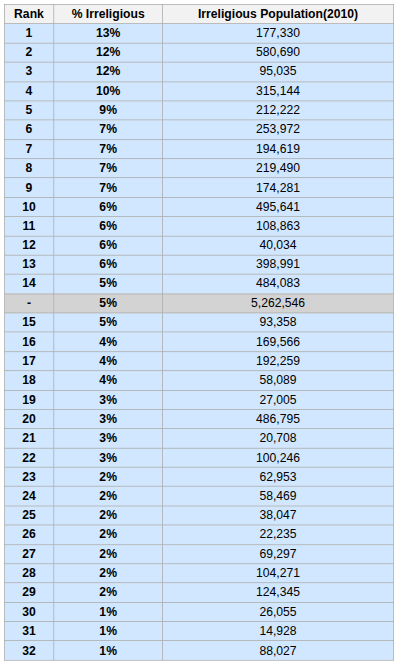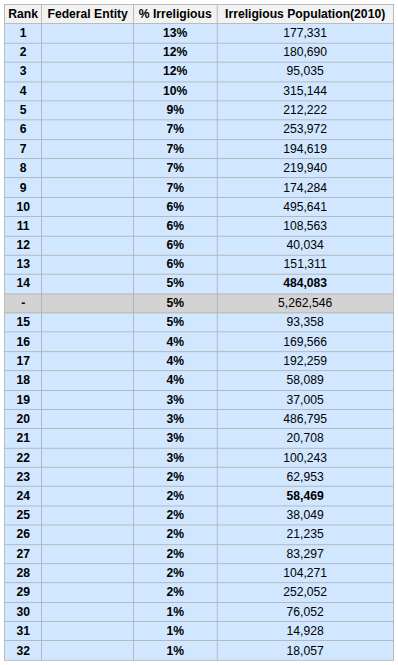+ column: (88, 14)
(278, 33) 177,330 -> (305, 33) 177,331
(278, 52) 580,690 -> (305, 52) 180,690
(278, 168) 219,490 -> (305, 168) 219,940
(278, 187) 174,281 -> (305, 187) 174,284
(278, 226) 108,863 -> (305, 226) 108,563
(278, 264) 398,991 -> (305, 264) 151,311
(278, 284) normal -> (305, 284) bold
(278, 399) 27,005 -> (305, 399) 37,005
(278, 457) 100,246 -> (305, 457) 100,243
(278, 496) normal -> (305, 496) bold
(278, 515) 38,047 -> (305, 515) 38,049
(278, 534) 22,235 -> (305, 534) 21,235
(278, 554) 69,297 -> (305, 554) 83,297
(278, 592) 124,345 -> (305, 592) 252,052
(278, 611) 26,055 -> (305, 611) 76,052
(278, 650) 88,027 -> (305, 650) 18,057
